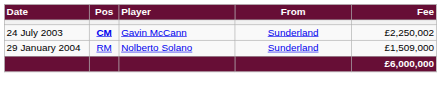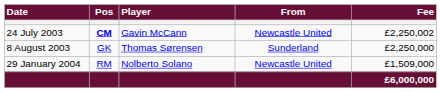(293, 32) Sunderland -> (293, 32) Newcastle United
+ row: (38, 48)
(293, 48) Sunderland -> (293, 64) Newcastle United
